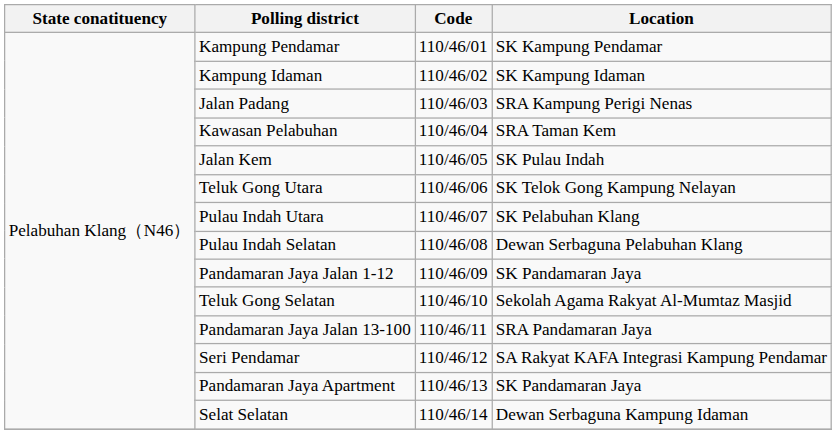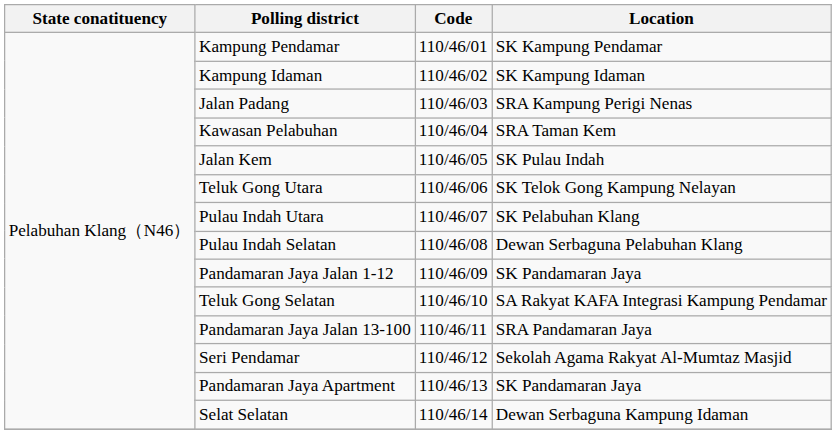(644, 300) Sekolah Agama Rakyat Al-Mumtaz Masjid -> (661, 300) SA Rakyat KAFA Integrasi Kampung Pendamar
(661, 357) SA Rakyat KAFA Integrasi Kampung Pendamar -> (644, 357) Sekolah Agama Rakyat Al-Mumtaz Masjid
